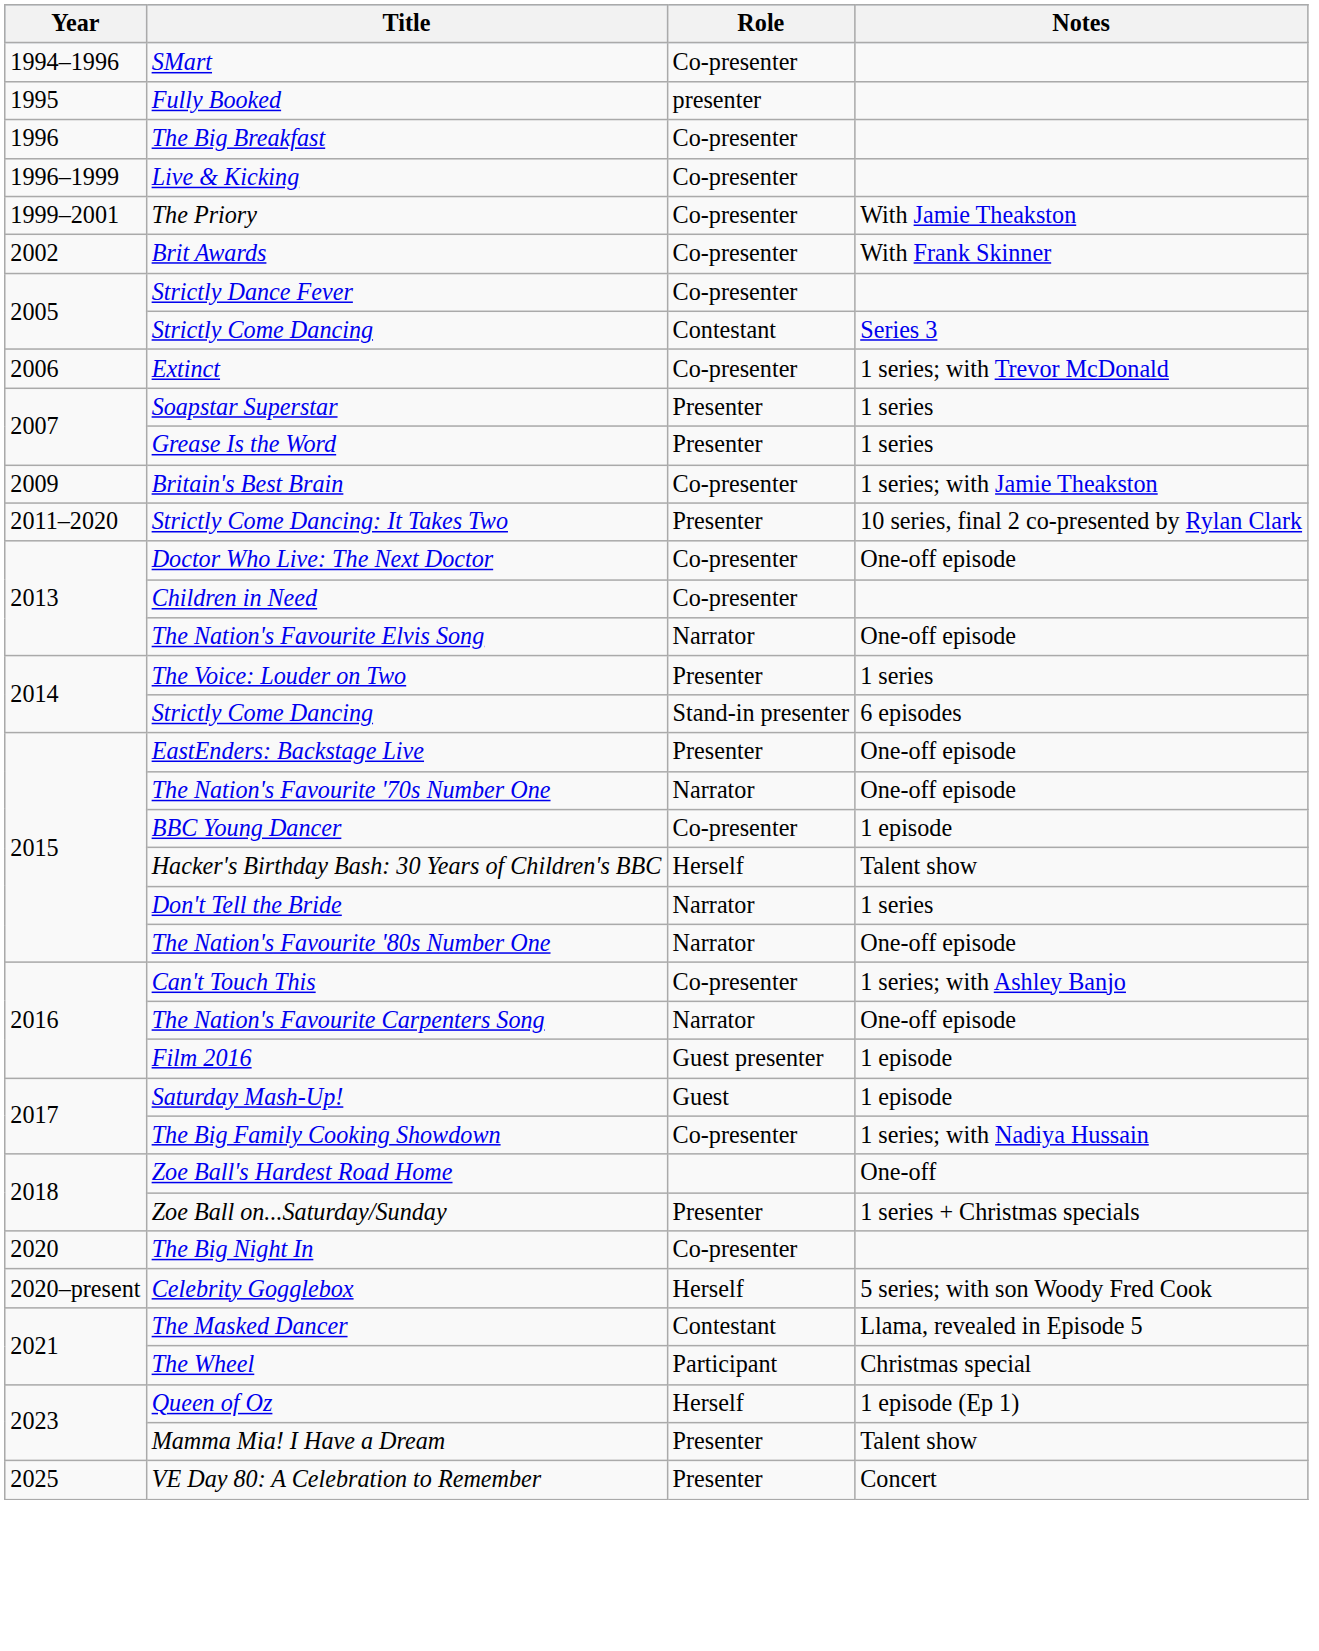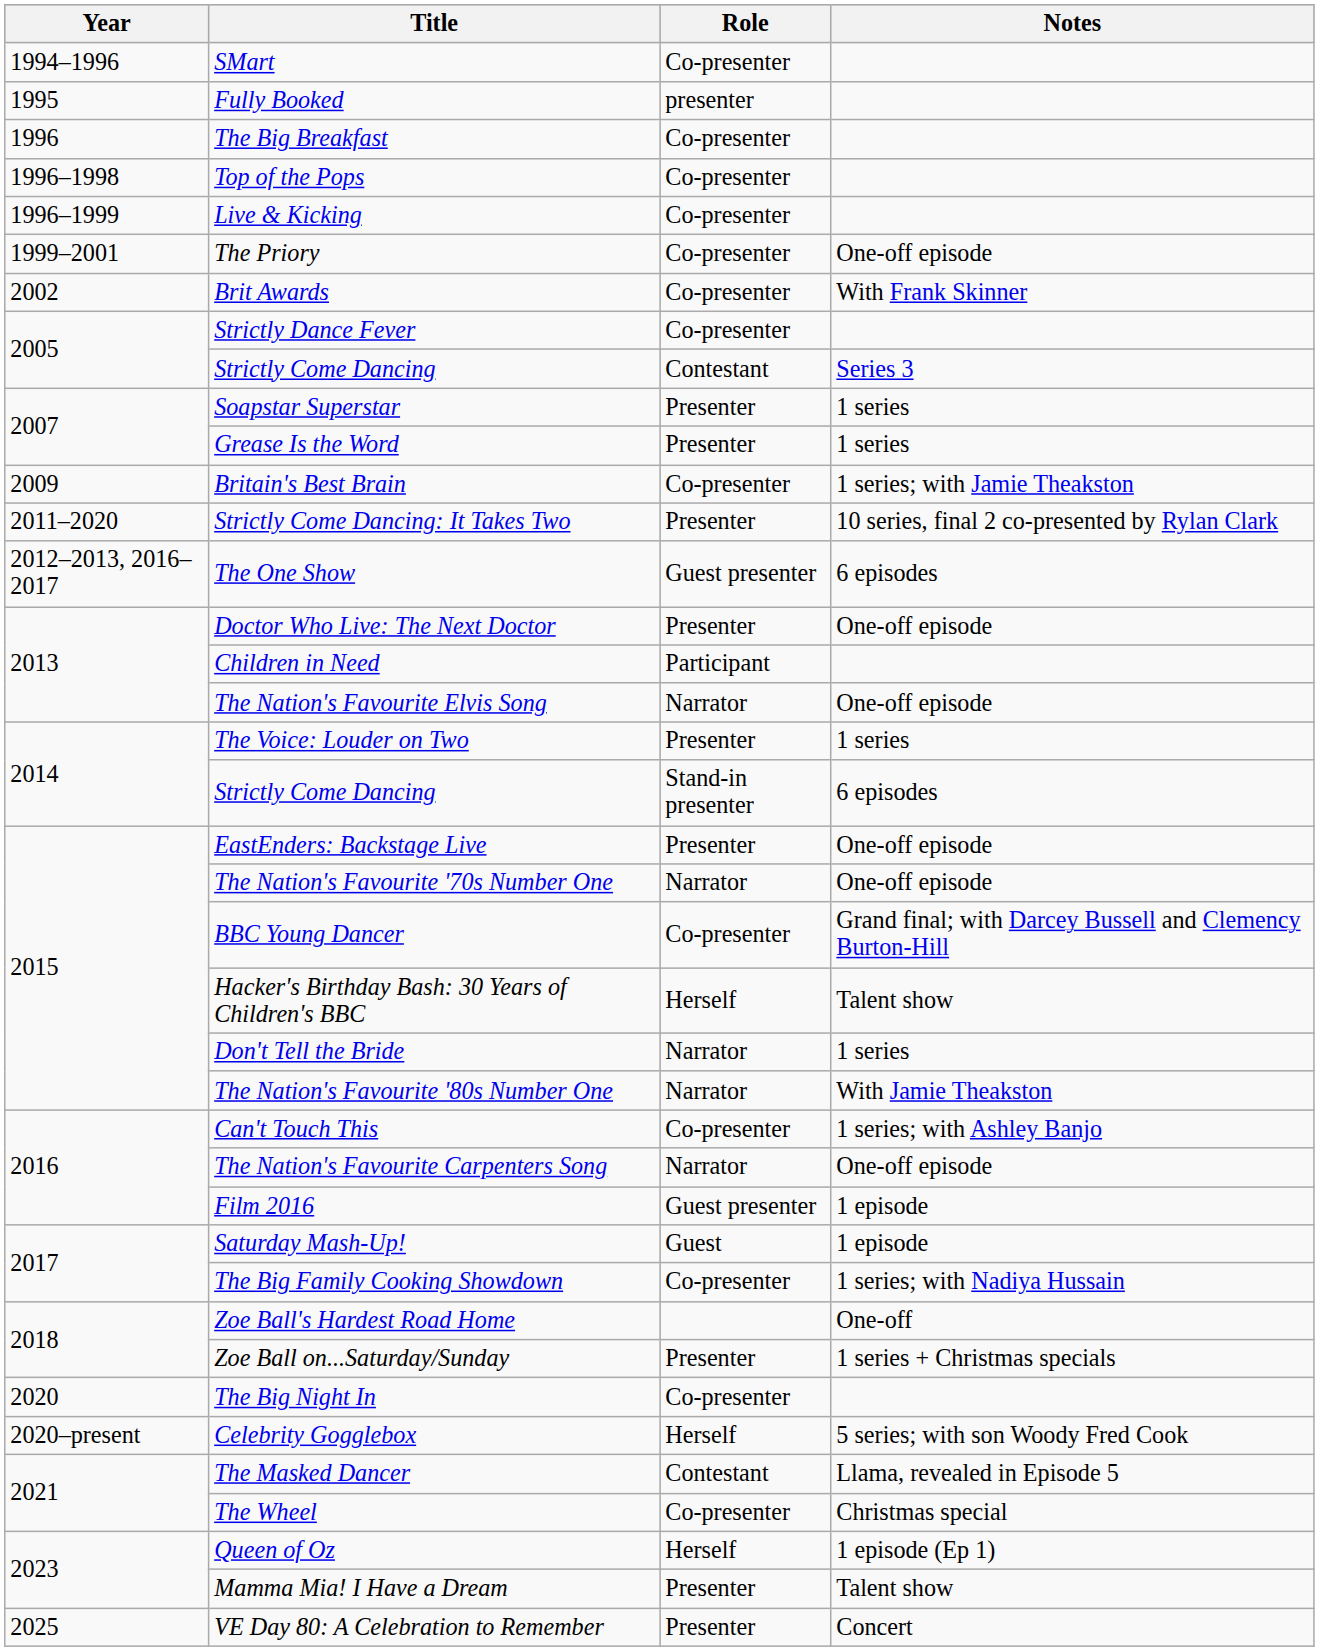+ row: (65, 176)
(968, 215) With Jamie Theakston -> (914, 253) One-off episode
- row: (34, 368)
+ row: (101, 573)
(735, 560) Co-presenter -> (710, 625) Presenter
(735, 598) Co-presenter -> (718, 663) Participant
(906, 828) 1 episode -> (1069, 934) Grand final; with Darcey Bussell and Clemency Burton-Hill
(938, 943) One-off episode -> (944, 1090) With Jamie Theakston
(725, 1364) Participant -> (728, 1511) Co-presenter
